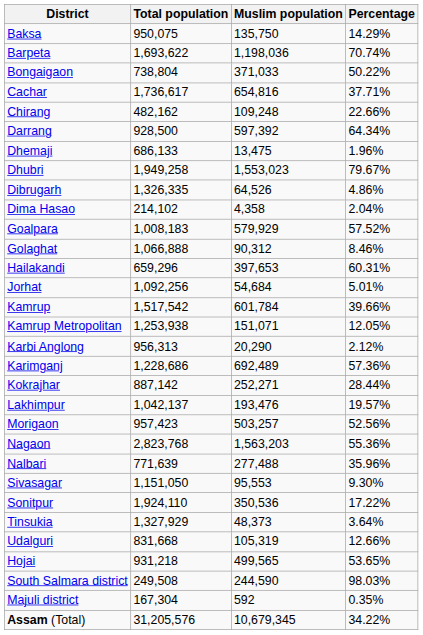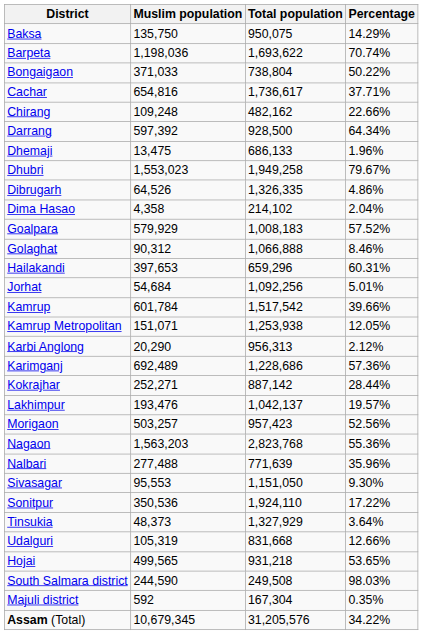columns swapped: (181, 14) <-> (288, 14)
